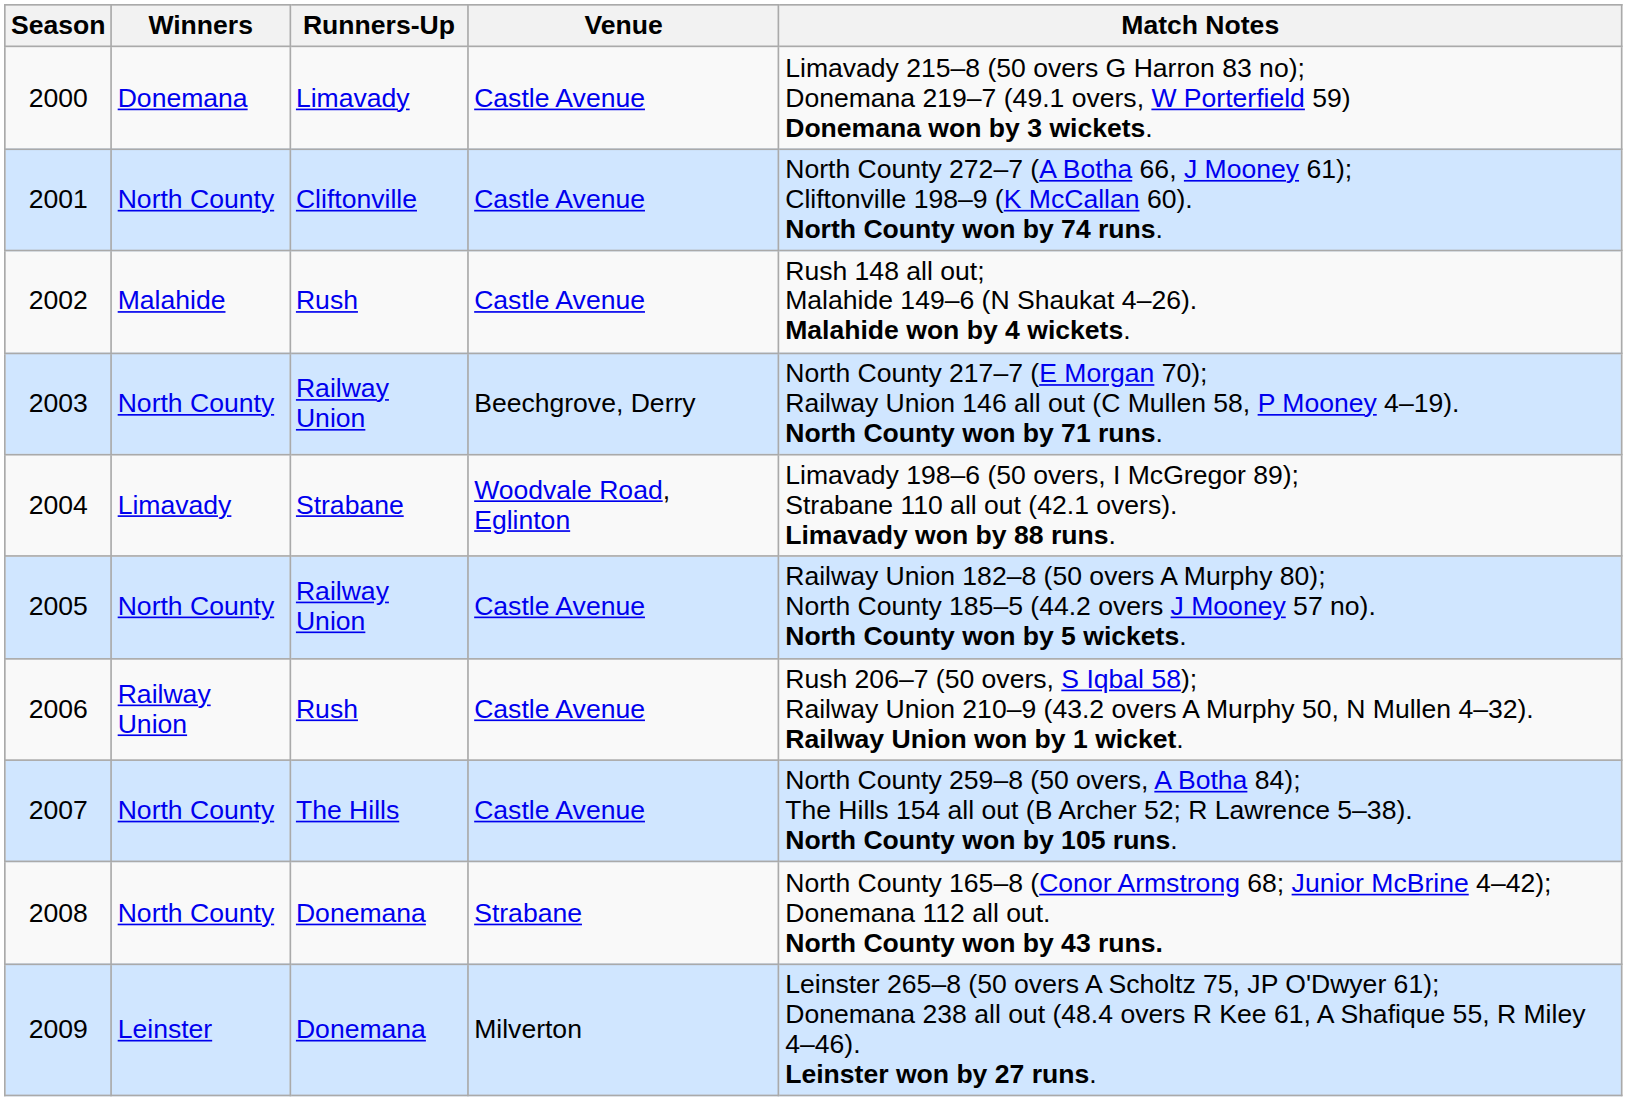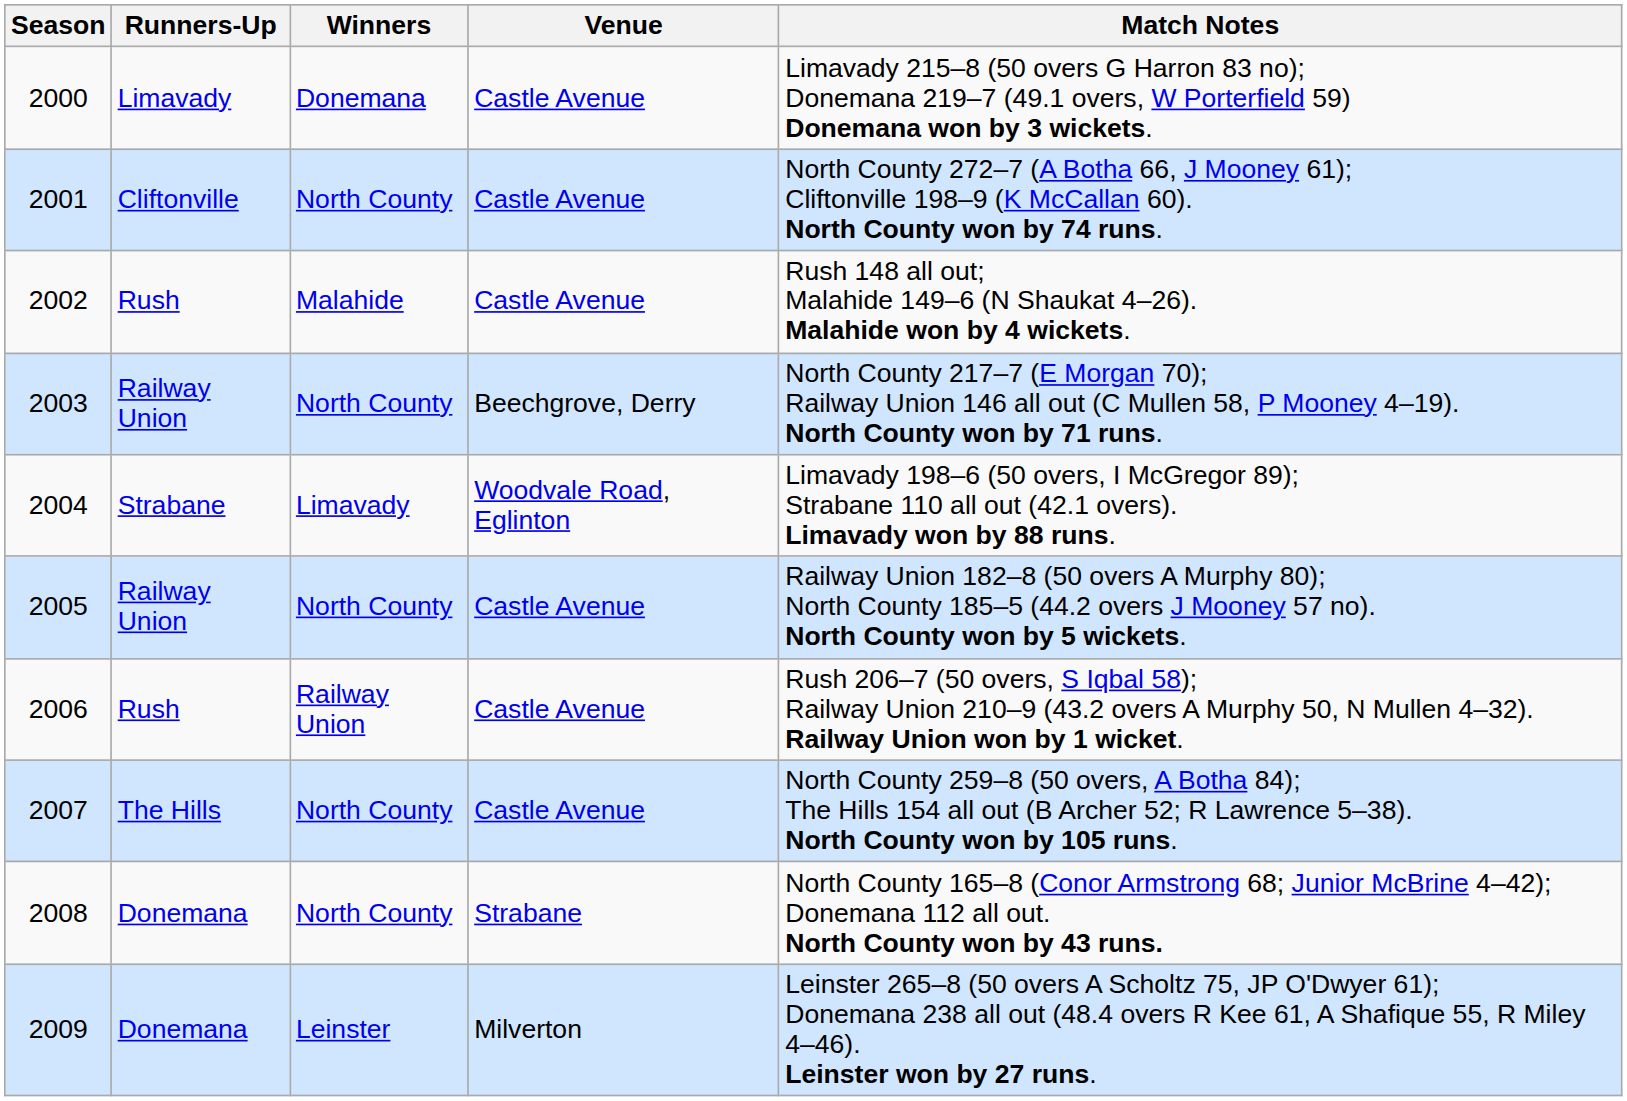columns swapped: (201, 25) <-> (379, 25)
